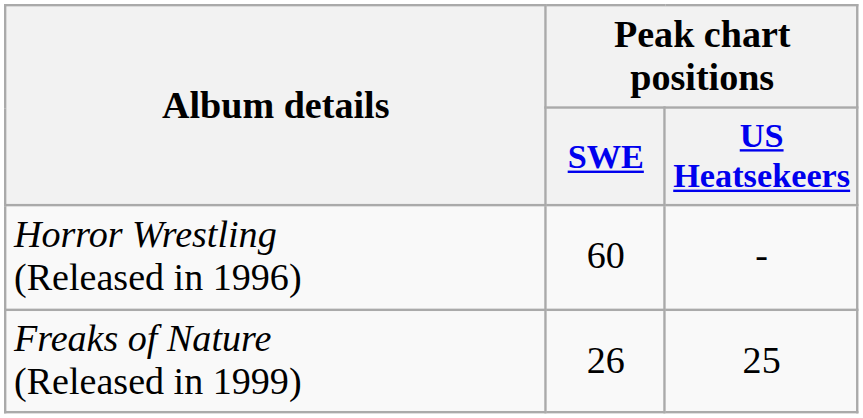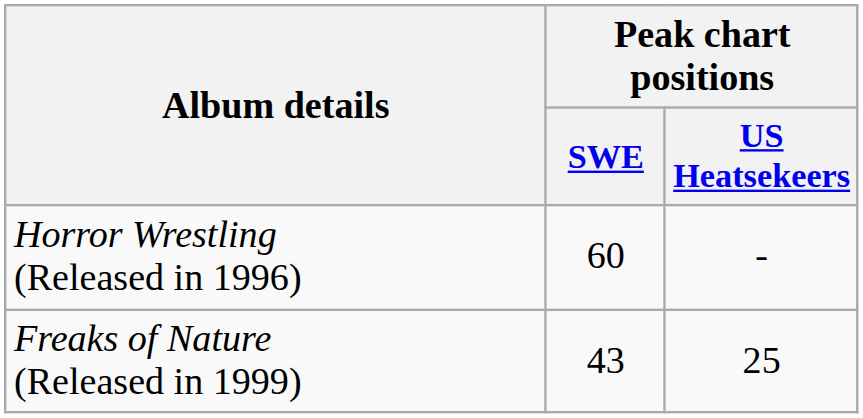(606, 359) 26 -> (606, 359) 43
